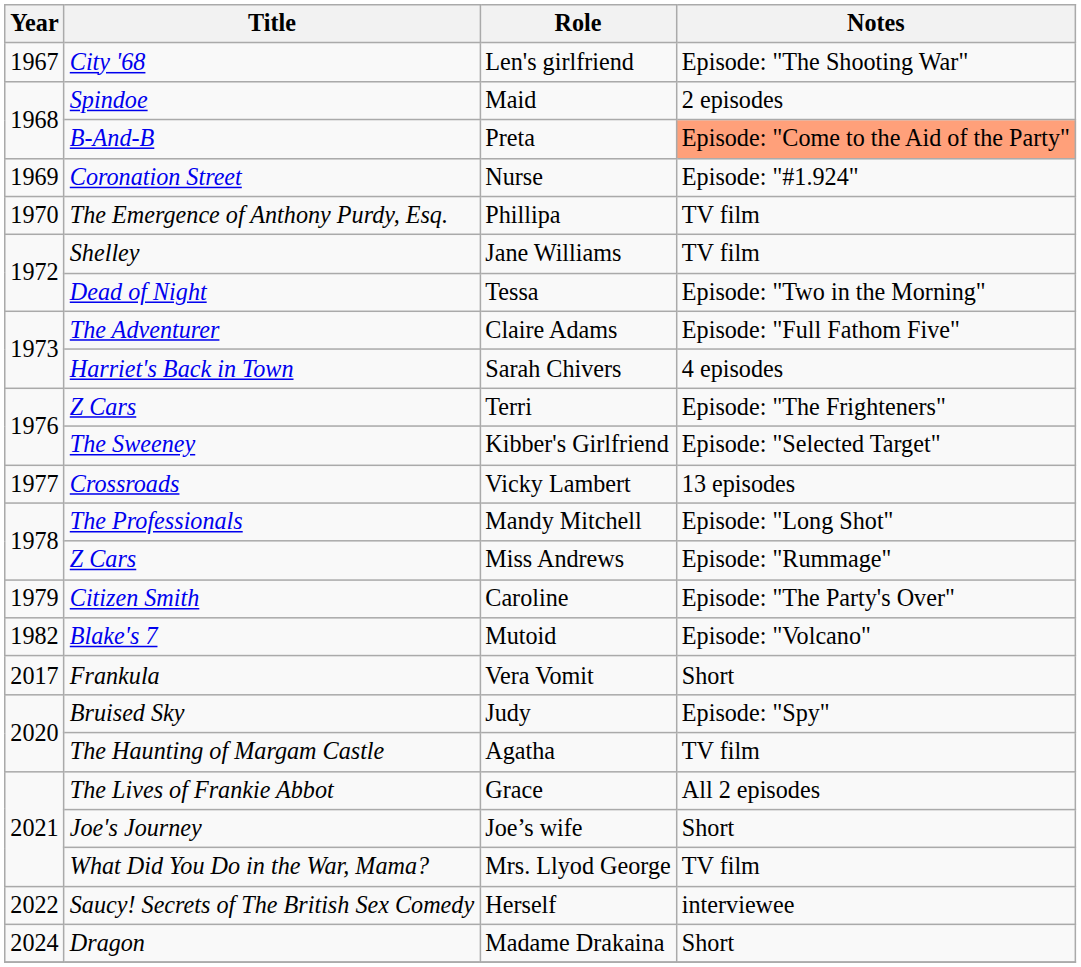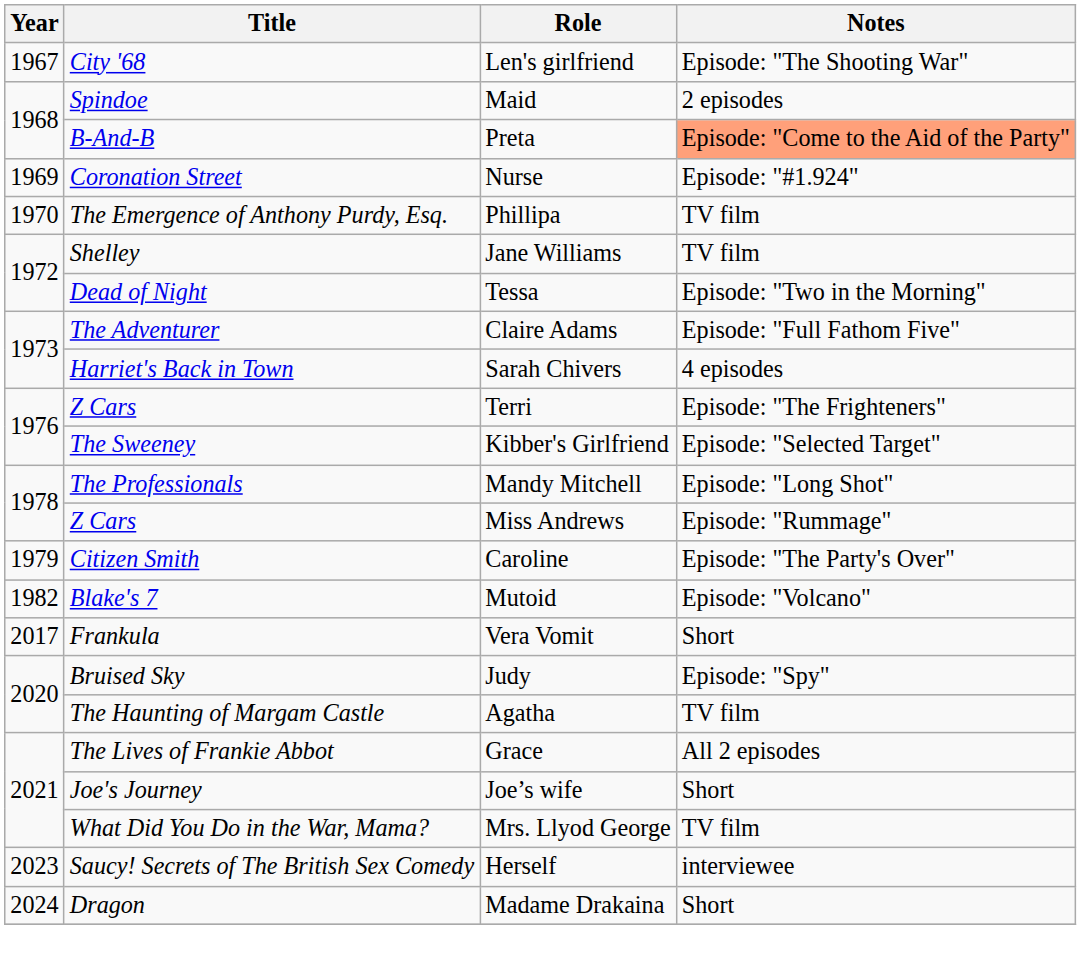- row: (558, 483)
(34, 904) 2022 -> (34, 866) 2023
